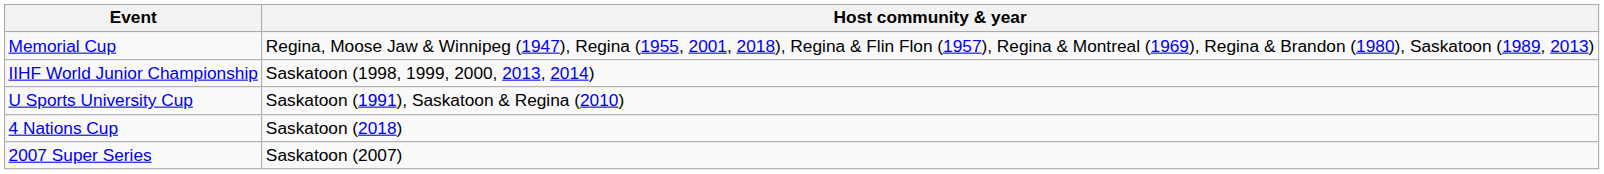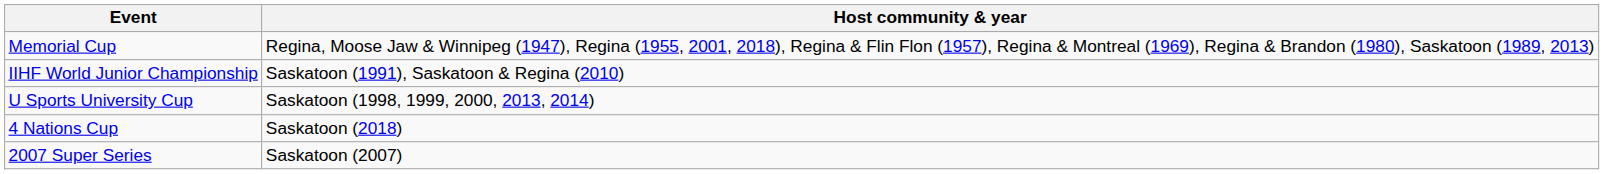(430, 73) Saskatoon (1998, 1999, 2000, 2013, 2014) -> (445, 73) Saskatoon (1991), Saskatoon & Regina (2010)
(445, 100) Saskatoon (1991), Saskatoon & Regina (2010) -> (430, 100) Saskatoon (1998, 1999, 2000, 2013, 2014)
